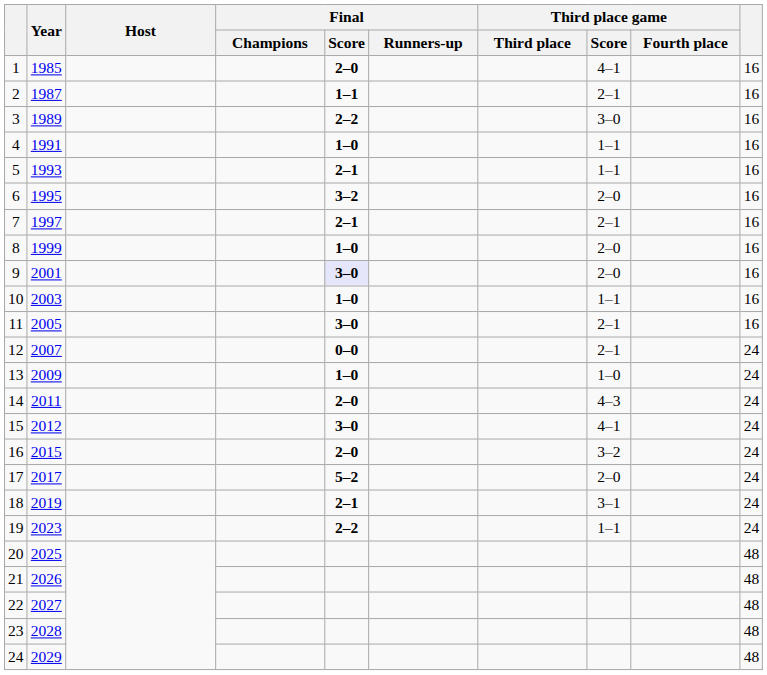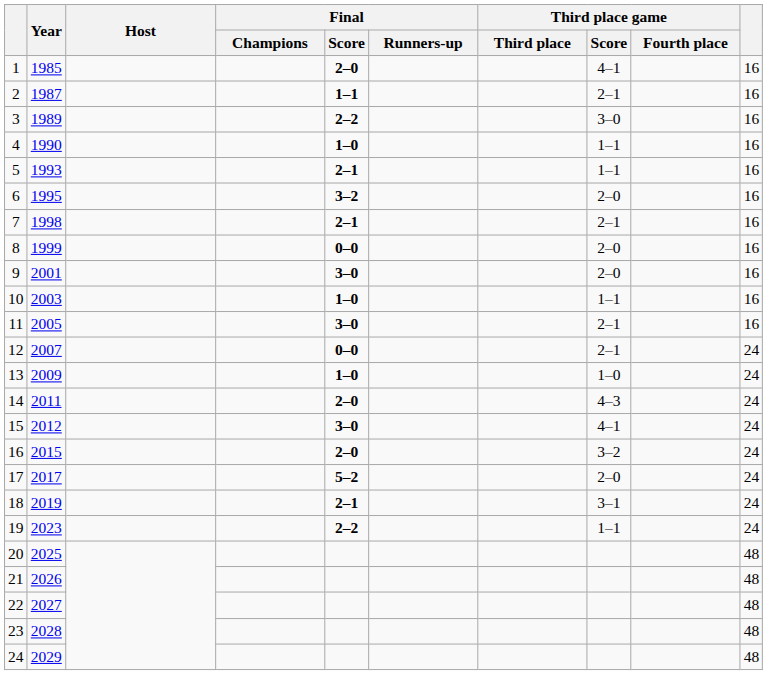(46, 145) 1991 -> (46, 145) 1990
(46, 221) 1997 -> (46, 221) 1998
(347, 247) 1–0 -> (347, 247) 0–0
(347, 273) lavender background -> (347, 273) no background
